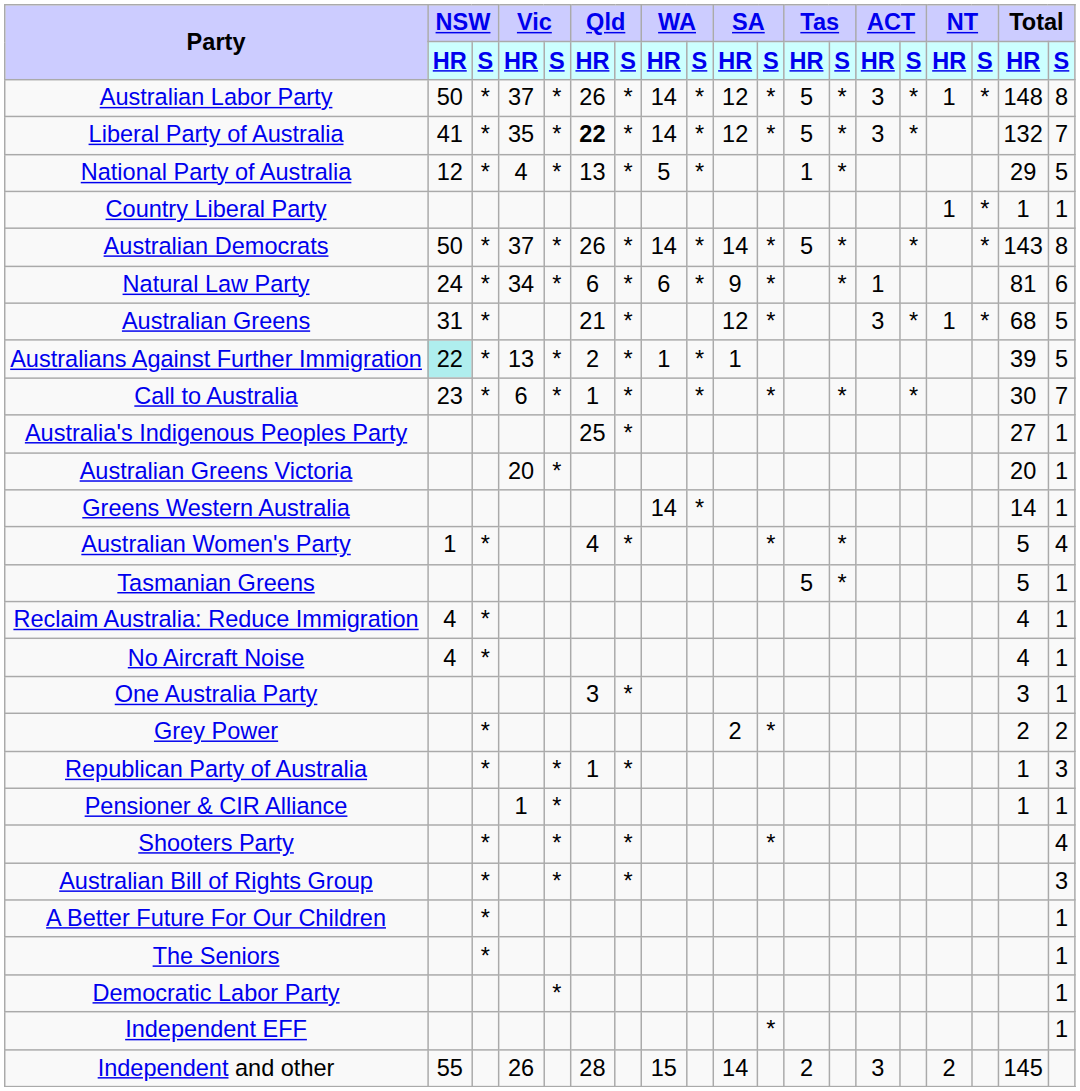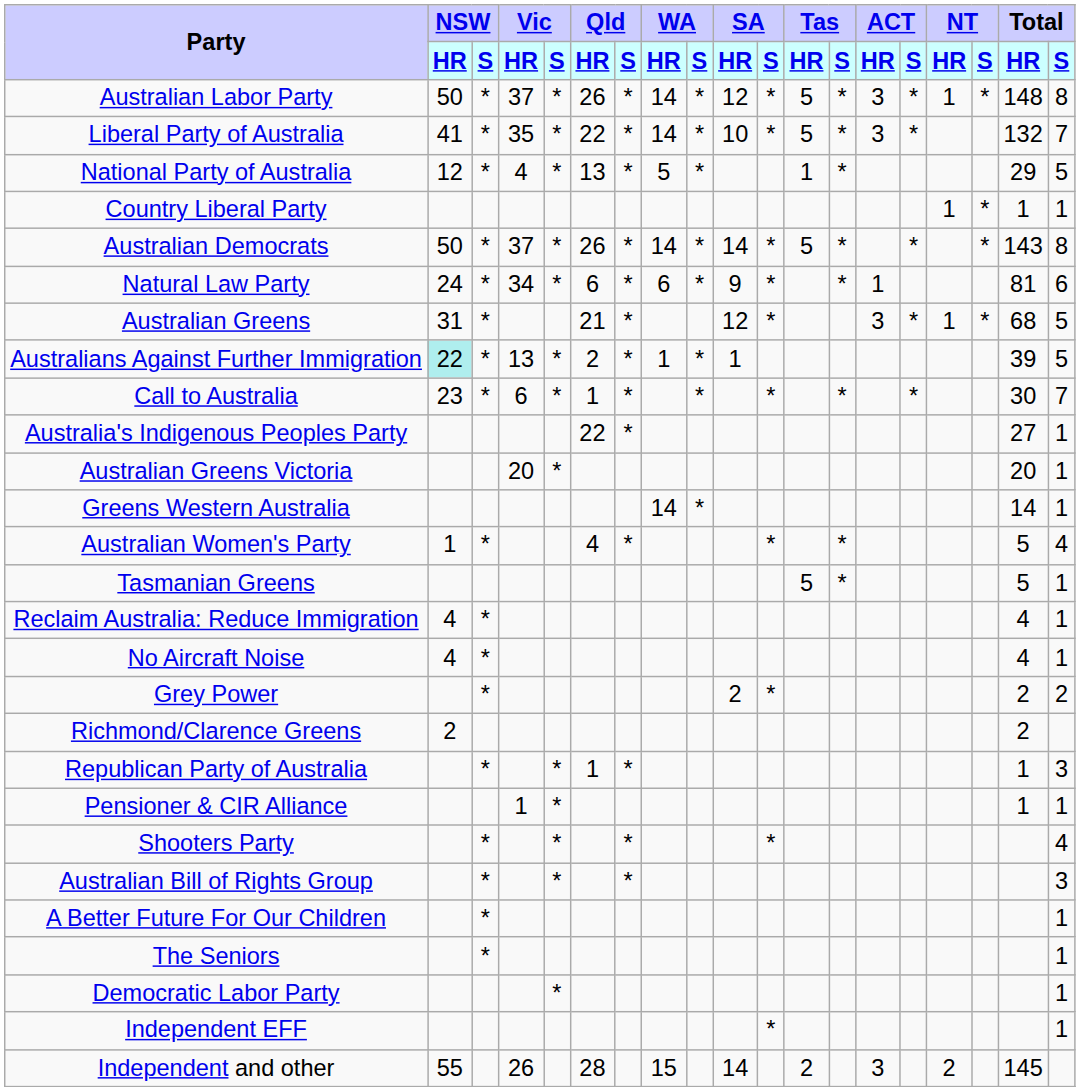(592, 135) bold -> (592, 135) normal
(735, 135) 12 -> (735, 135) 10
(592, 433) 25 -> (592, 433) 22
- row: (216, 694)
+ row: (216, 731)
